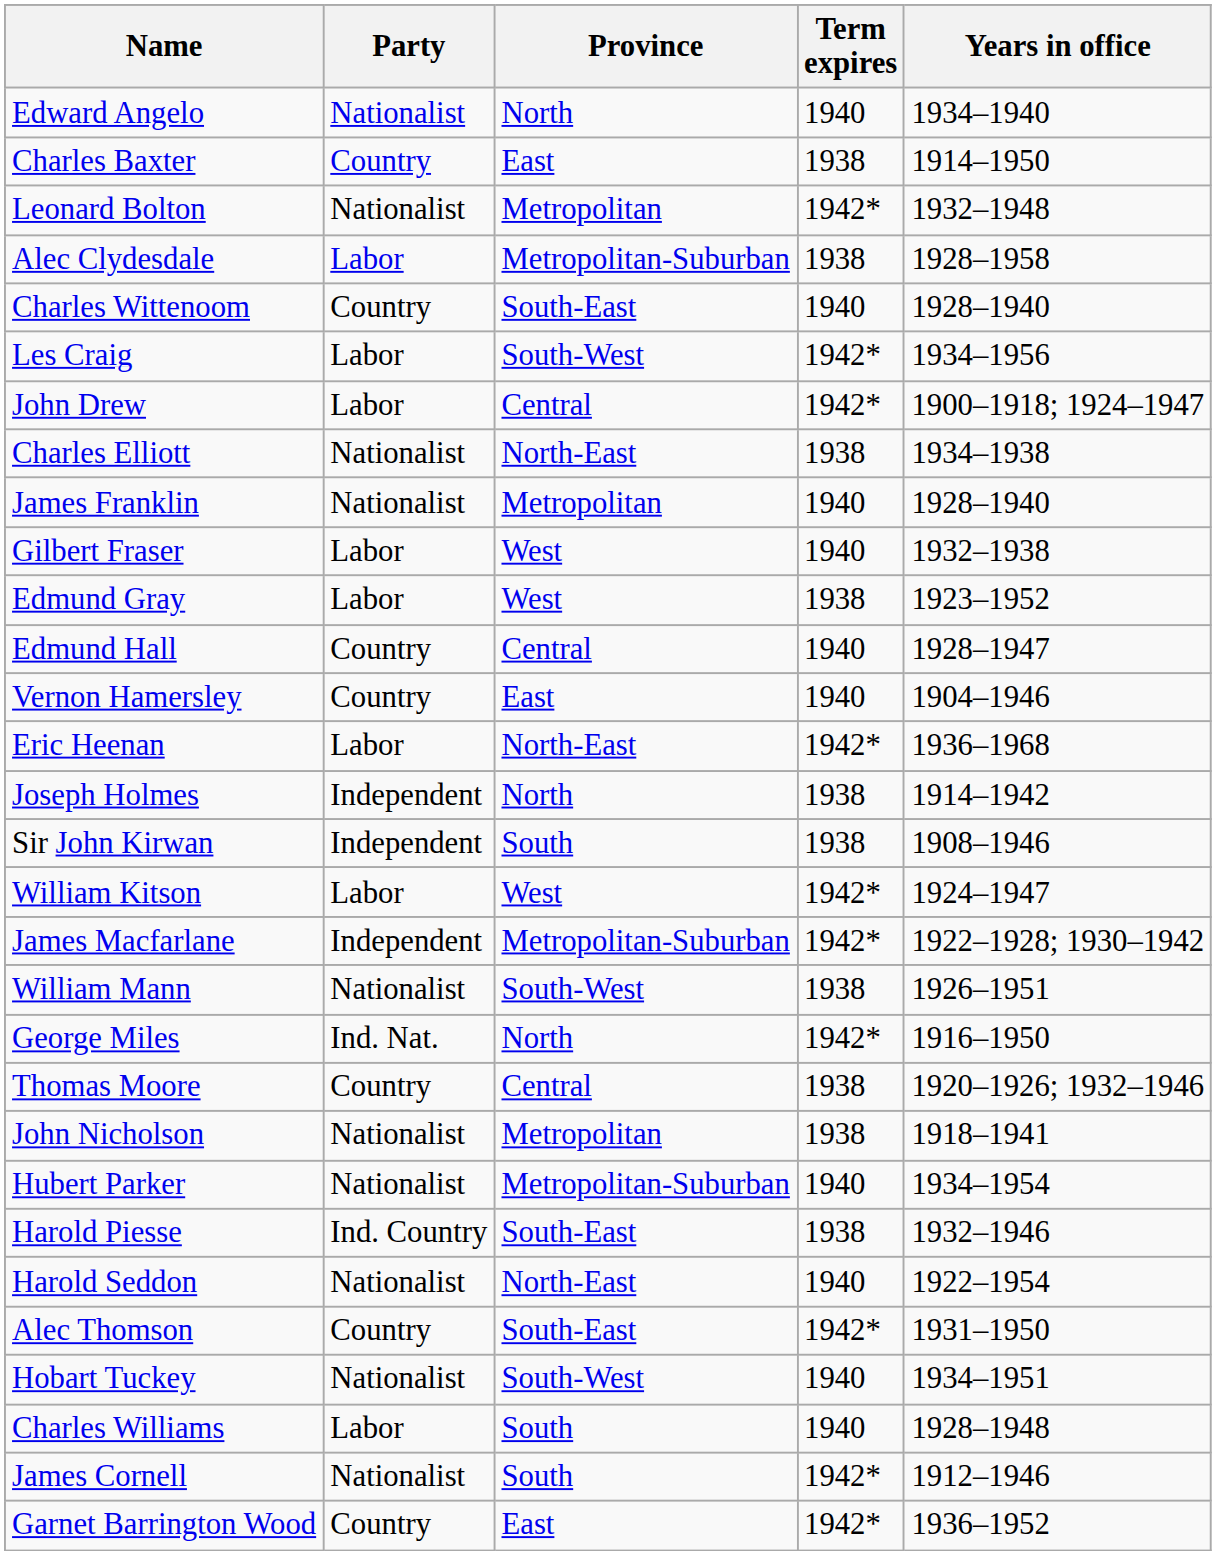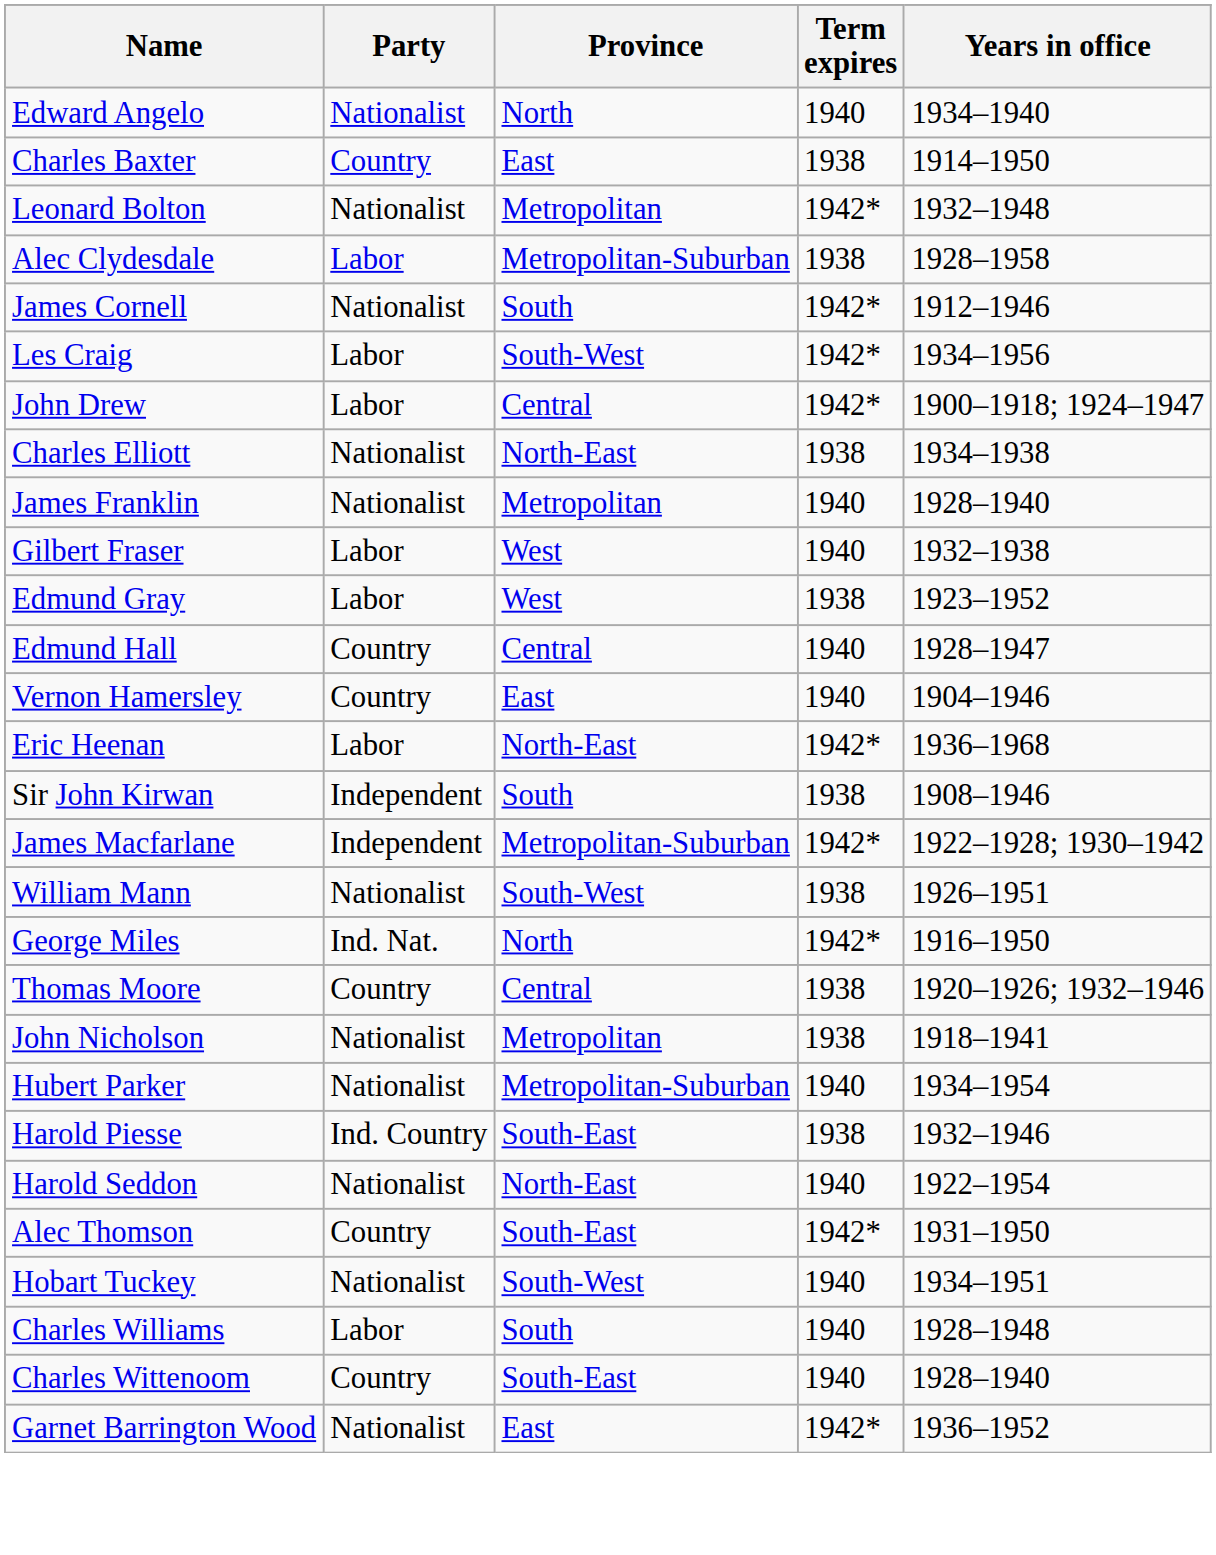rows swapped: (99, 1476) <-> (131, 307)
- row: (105, 794)
- row: (107, 891)
(381, 1525) Country -> (398, 1427) Nationalist
